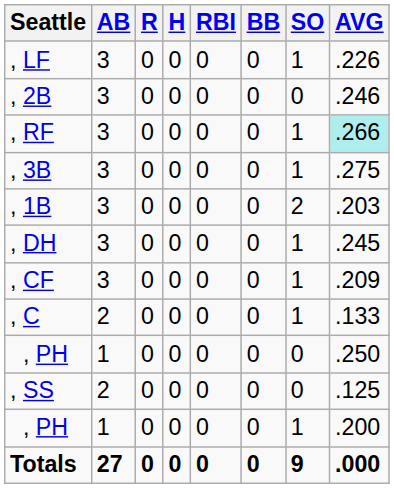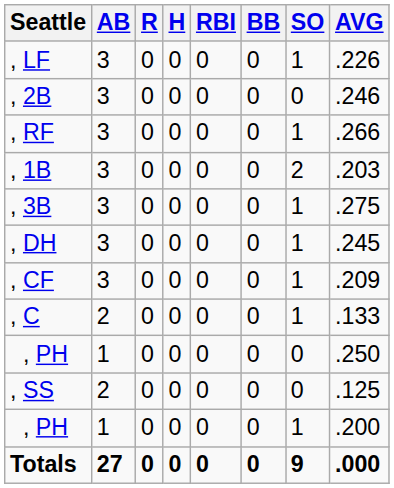(358, 133) paleturquoise background -> (358, 133) no background
rows swapped: (31, 206) <-> (31, 170)
